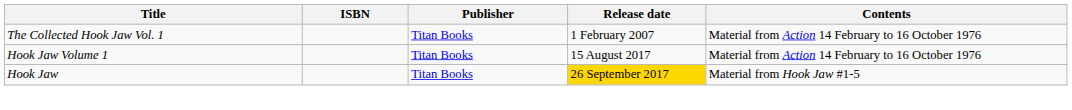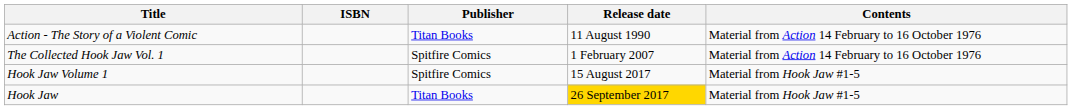+ row: (102, 34)
(442, 34) Titan Books -> (451, 54) Spitfire Comics
(442, 54) Titan Books -> (451, 74) Spitfire Comics
(845, 54) Material from Action 14 February to 16 October 1976 -> (784, 74) Material from Hook Jaw #1-5
